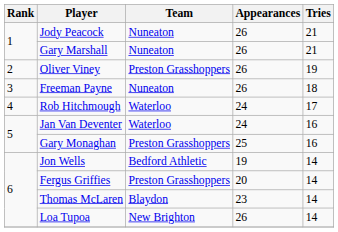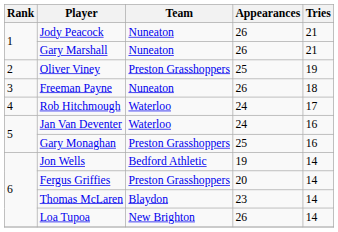(241, 69) 26 -> (241, 69) 25
